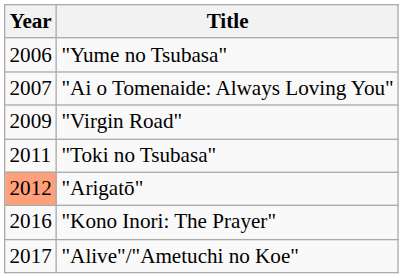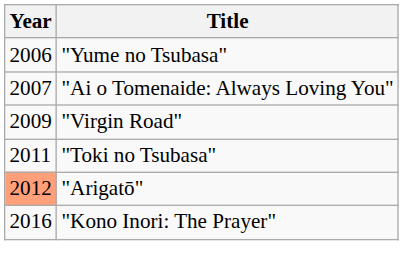- row: (180, 255)
